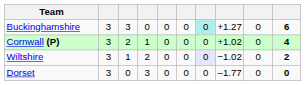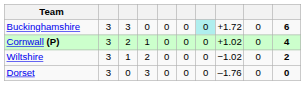(230, 27) +1.27 -> (230, 27) +1.72
(206, 57) lavender background -> (206, 57) no background
(230, 73) –1.77 -> (230, 73) –1.76
